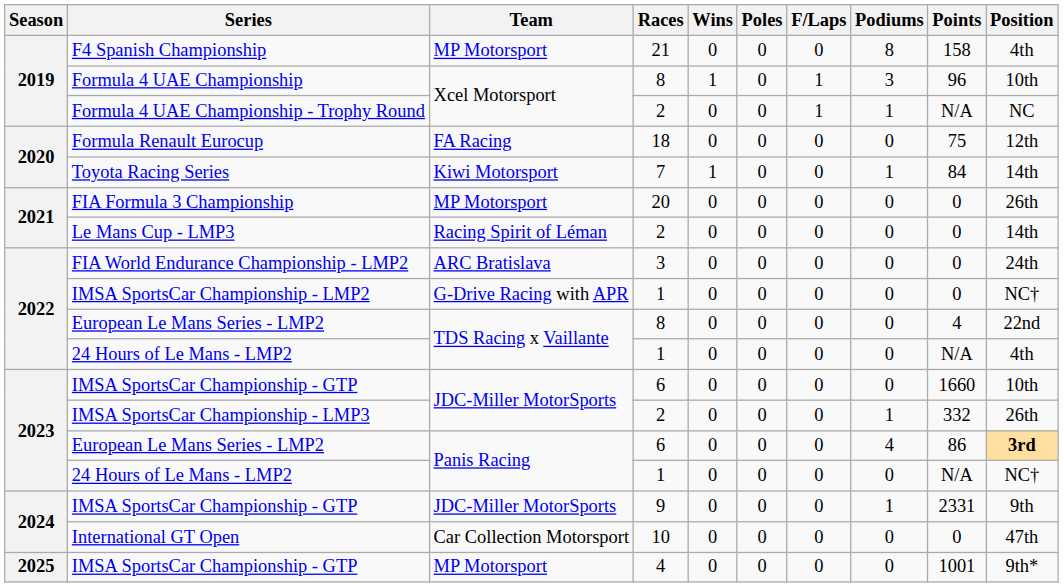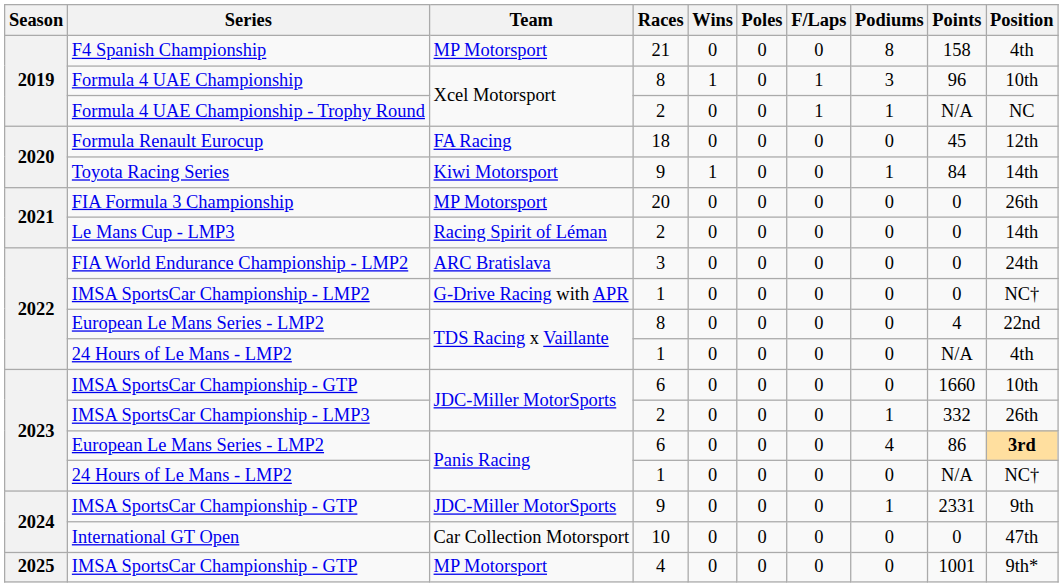(957, 141) 75 -> (957, 141) 45
(661, 172) 7 -> (661, 172) 9
